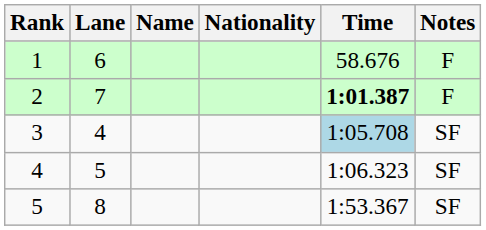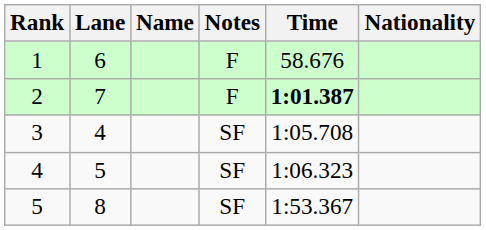columns swapped: (260, 22) <-> (448, 22)
(368, 133) lightblue background -> (312, 133) no background
